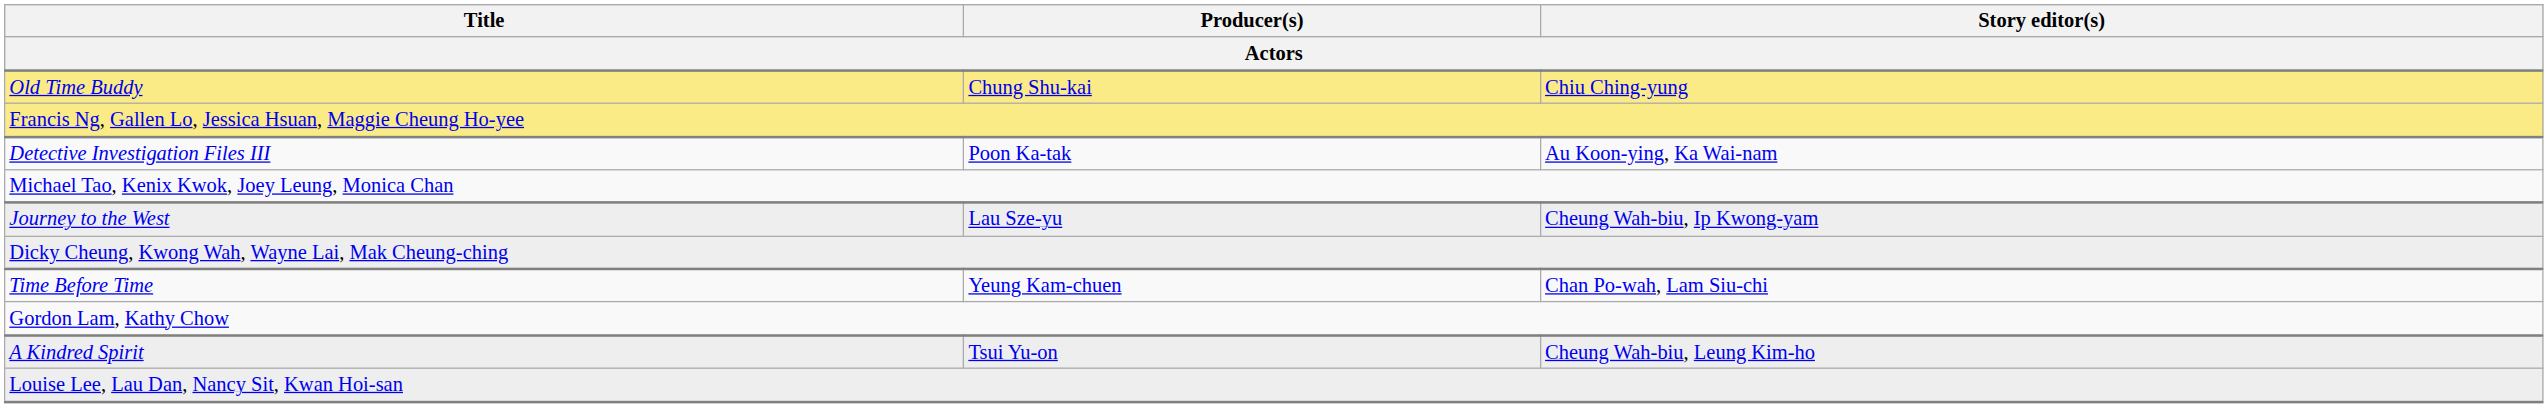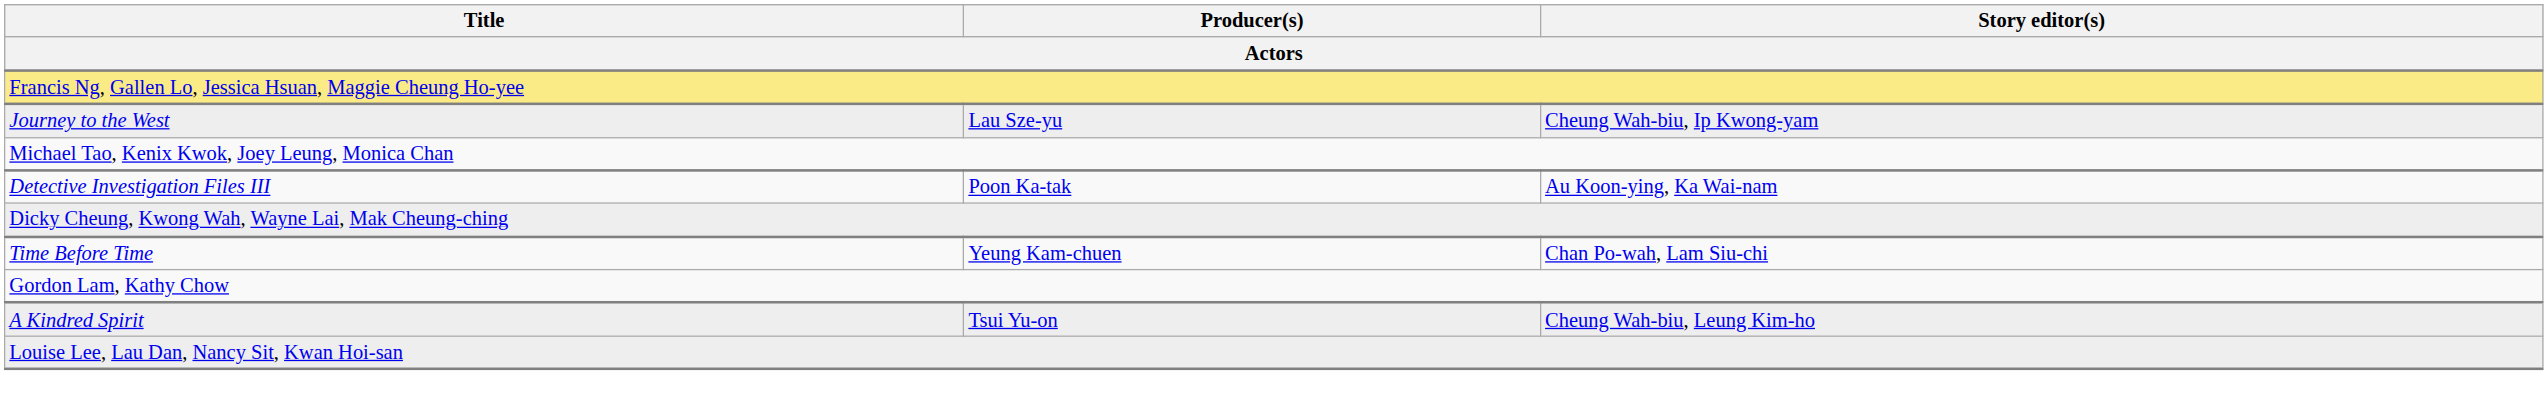- row: (76, 86)
rows swapped: (140, 153) <-> (89, 219)
